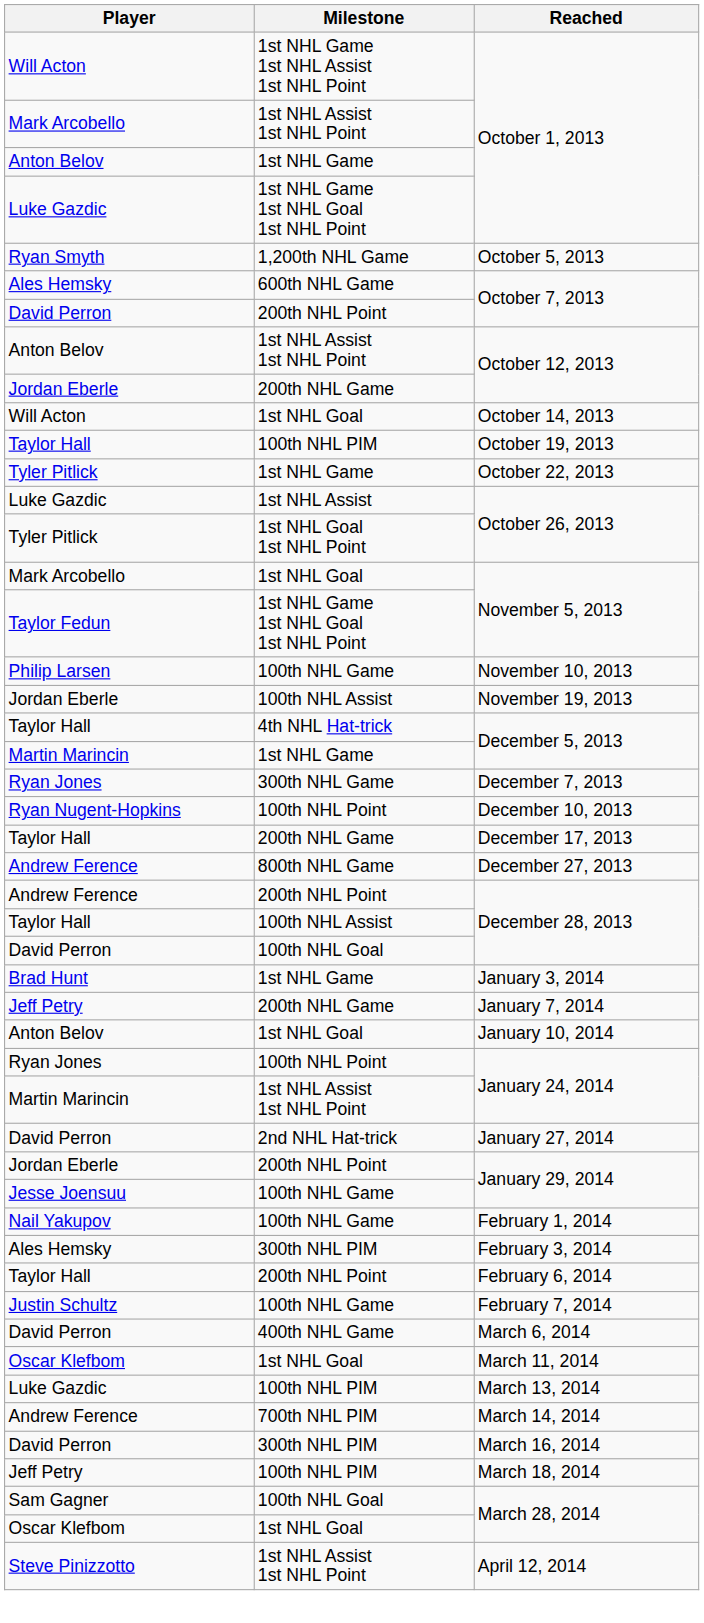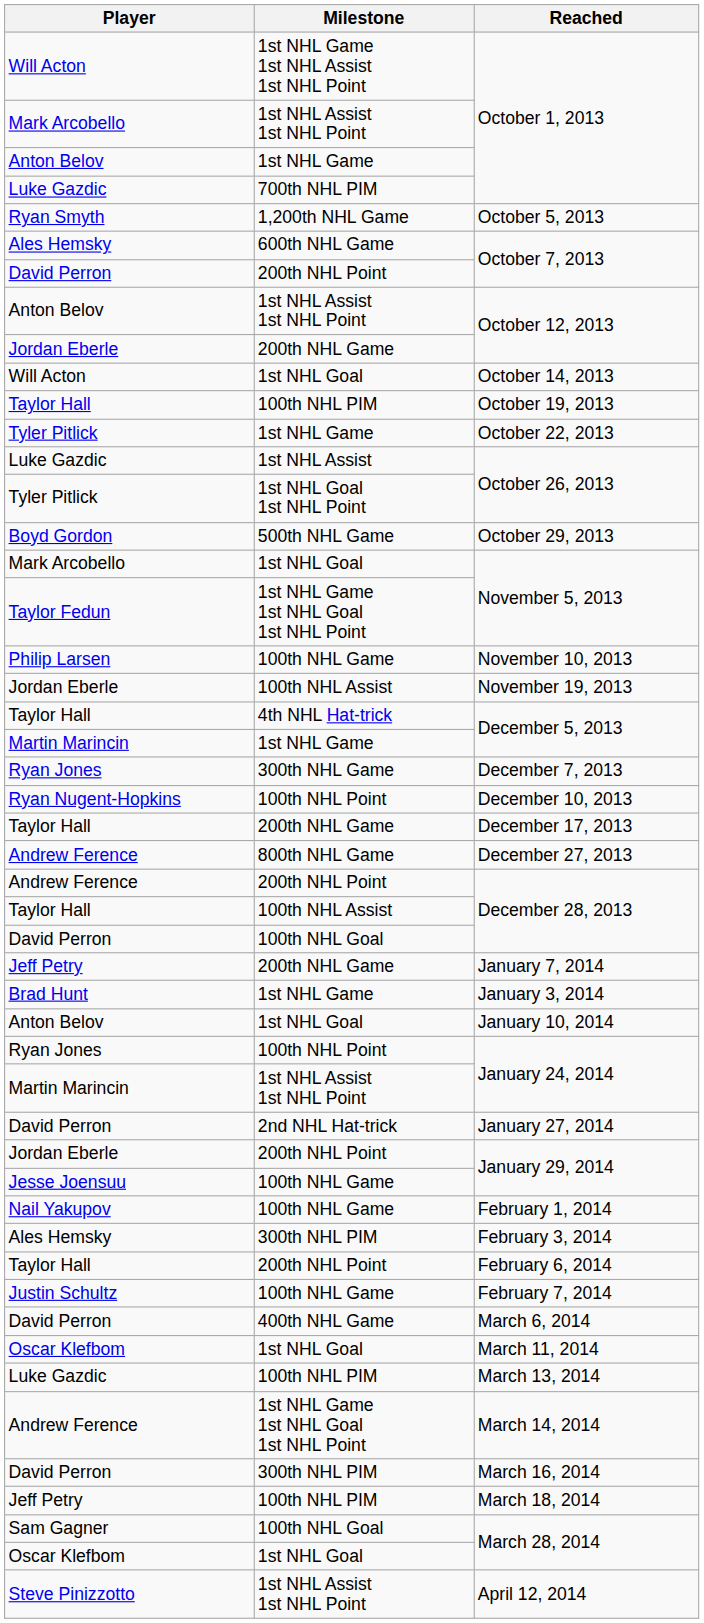(316, 209) 1st NHL Game 1st NHL Goal 1st NHL Point -> (318, 189) 700th NHL PIM
+ row: (60, 536)
rows swapped: (48, 978) <-> (46, 1006)
(318, 1416) 700th NHL PIM -> (316, 1424) 1st NHL Game 1st NHL Goal 1st NHL Point
